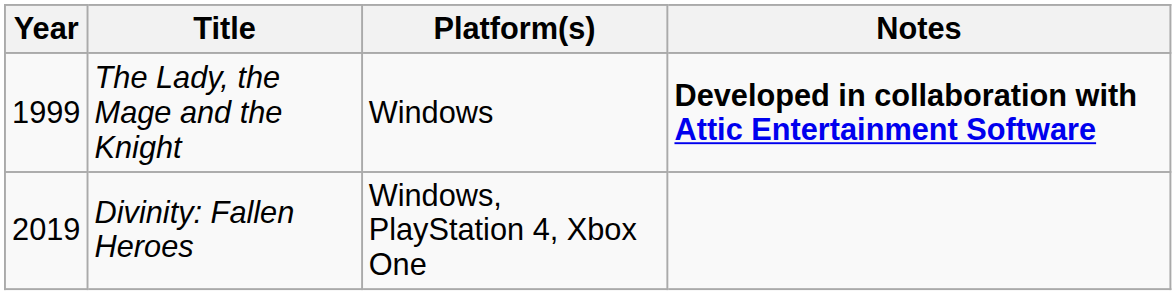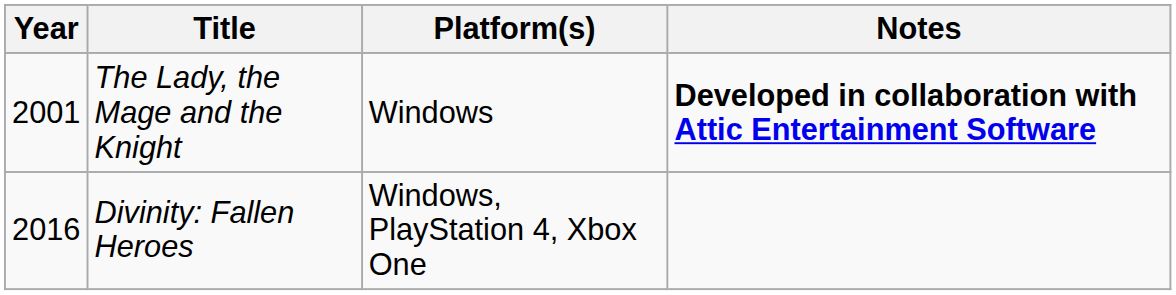(46, 112) 1999 -> (46, 112) 2001
(46, 229) 2019 -> (46, 229) 2016
